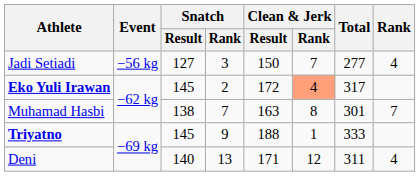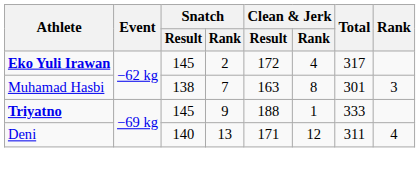- row: (42, 63)
(314, 87) lightsalmon background -> (314, 63) no background
(394, 111) 7 -> (394, 87) 3
